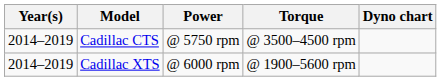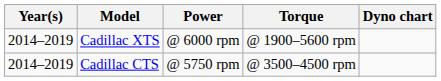rows swapped: (120, 64) <-> (120, 40)
